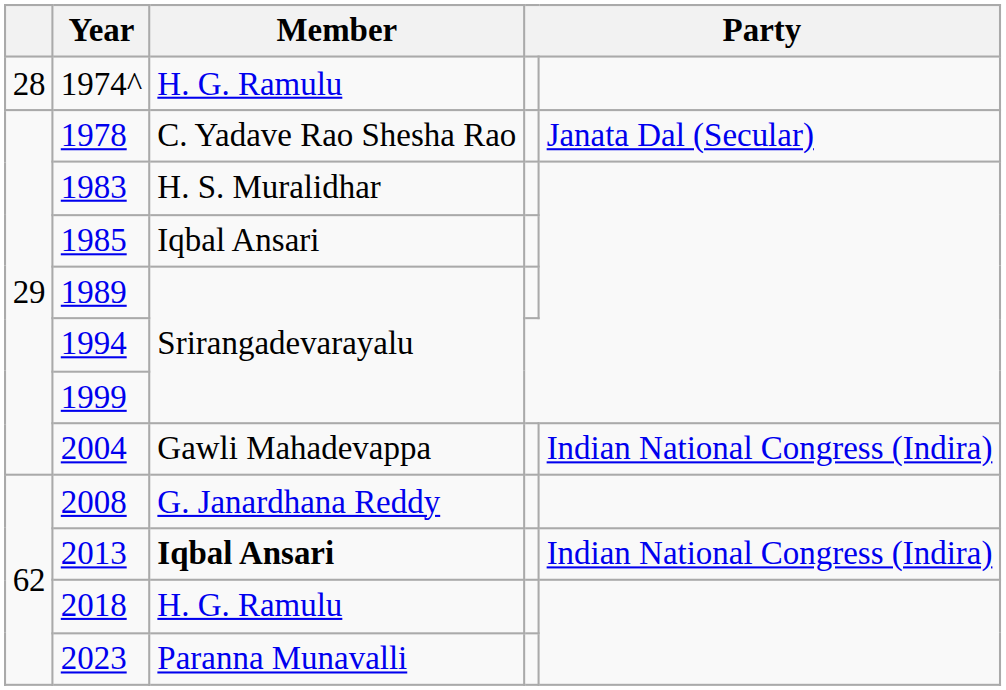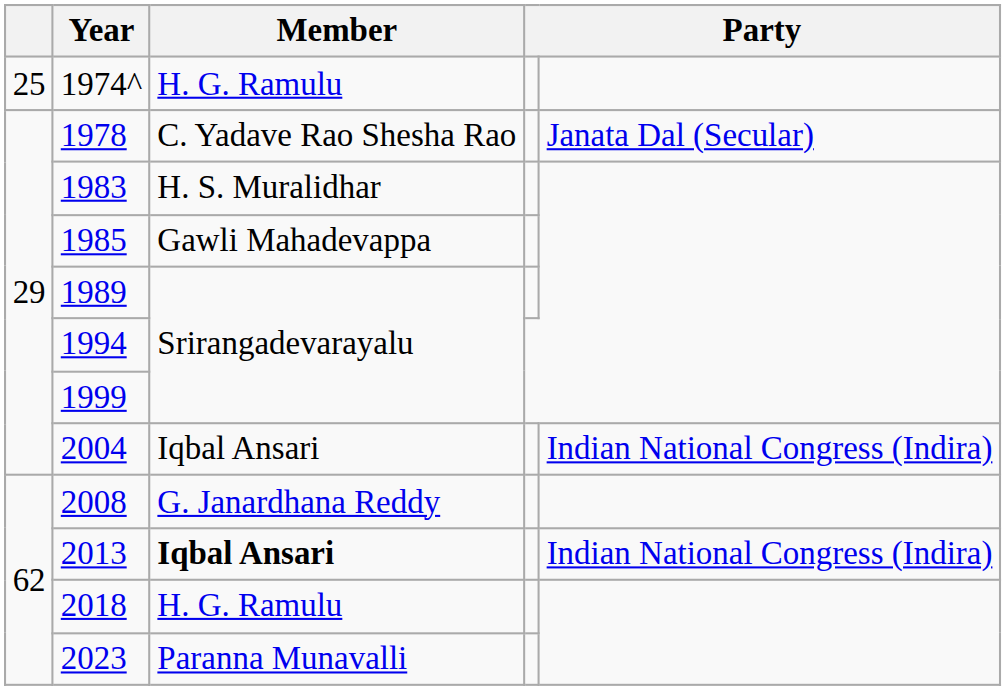(29, 82) 28 -> (29, 82) 25
(238, 239) Iqbal Ansari -> (294, 239) Gawli Mahadevappa
(294, 448) Gawli Mahadevappa -> (238, 448) Iqbal Ansari
